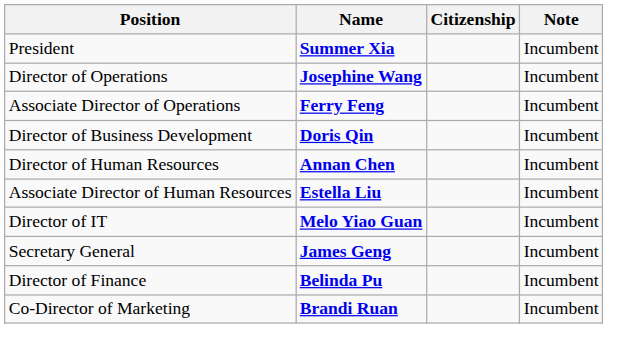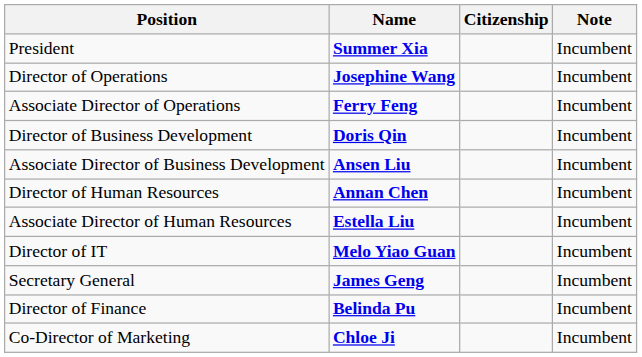+ row: (372, 164)
+ row: (364, 338)
- row: (349, 309)
